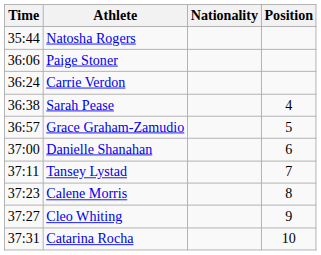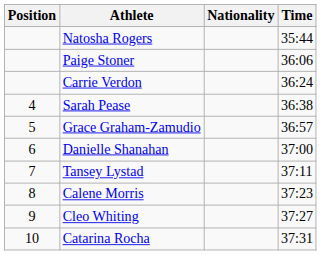columns swapped: (289, 15) <-> (24, 15)
